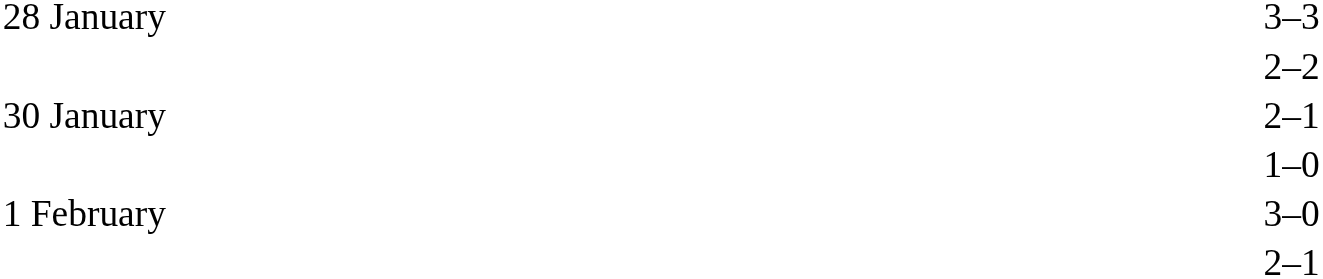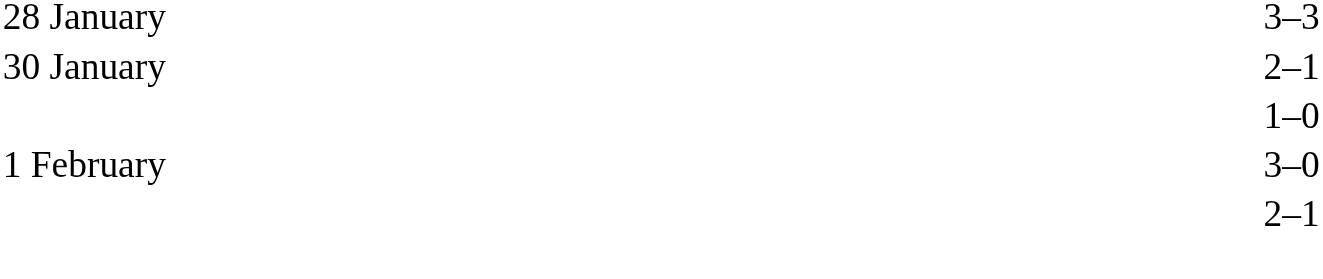- row: (258, 67)
